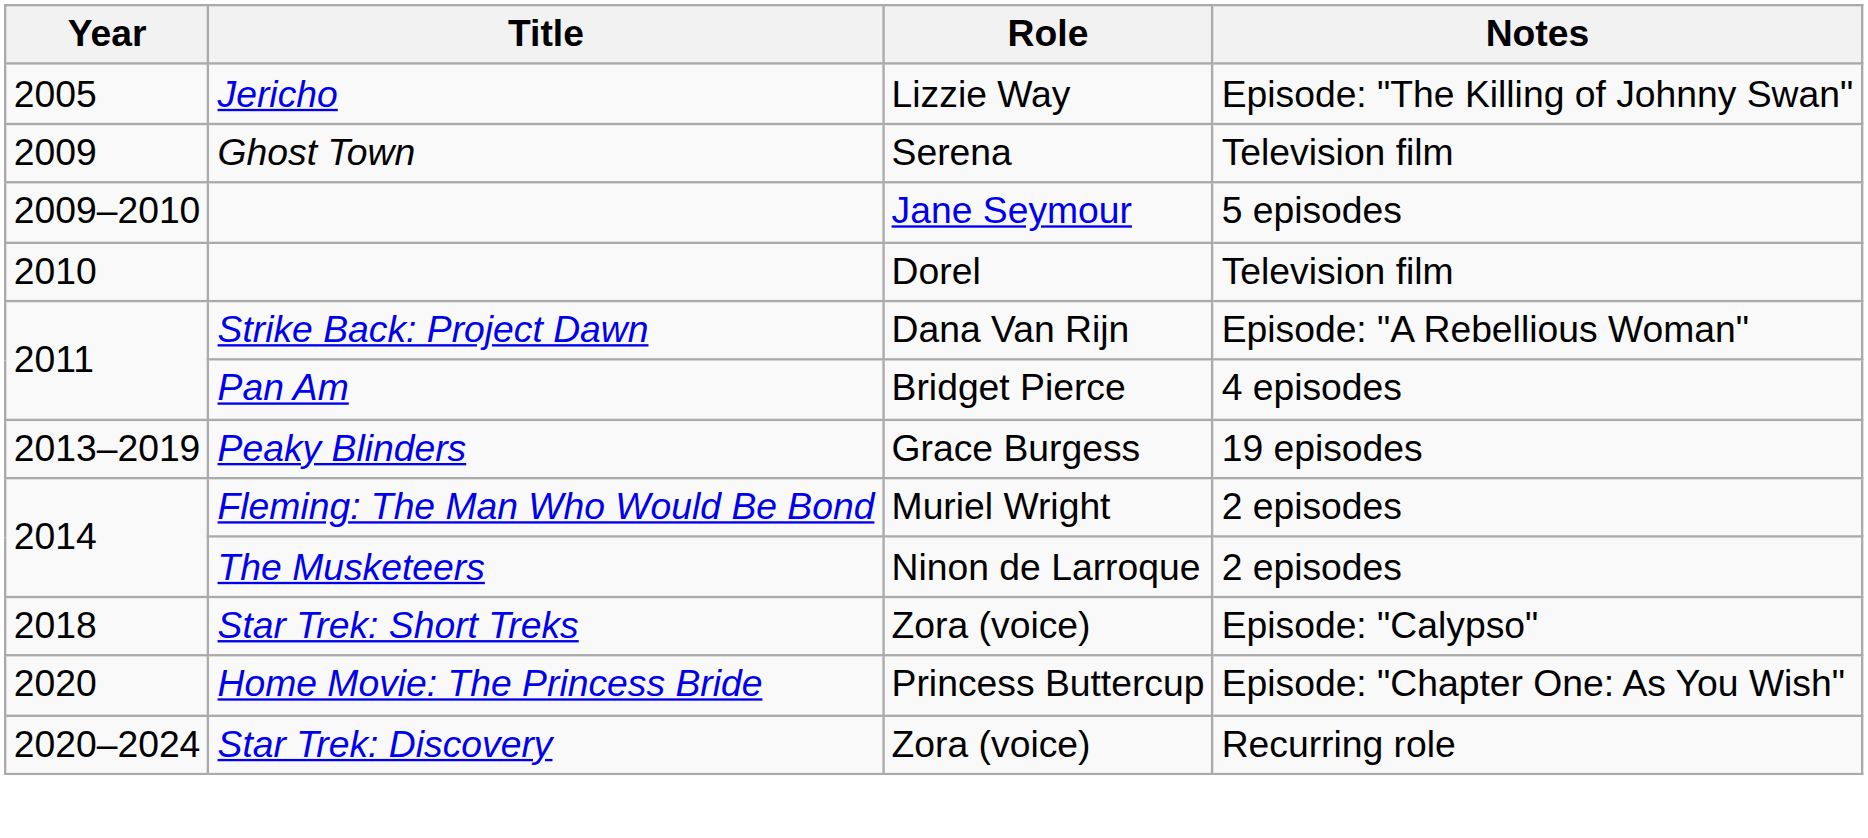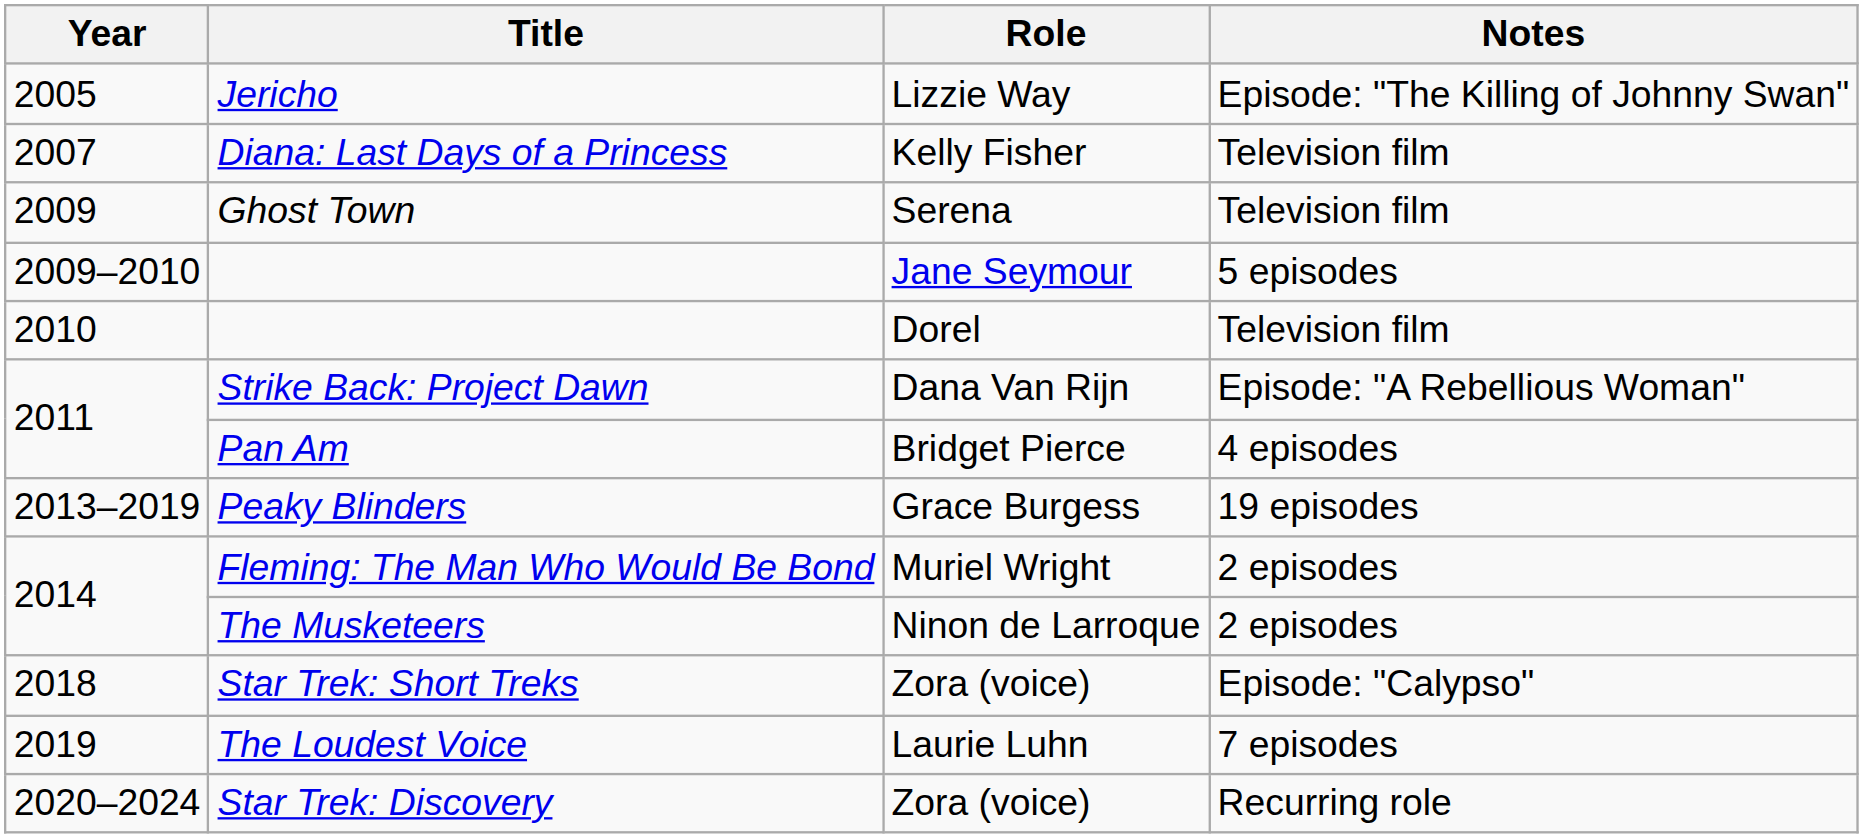+ row: (472, 152)
+ row: (372, 743)
- row: (490, 684)
